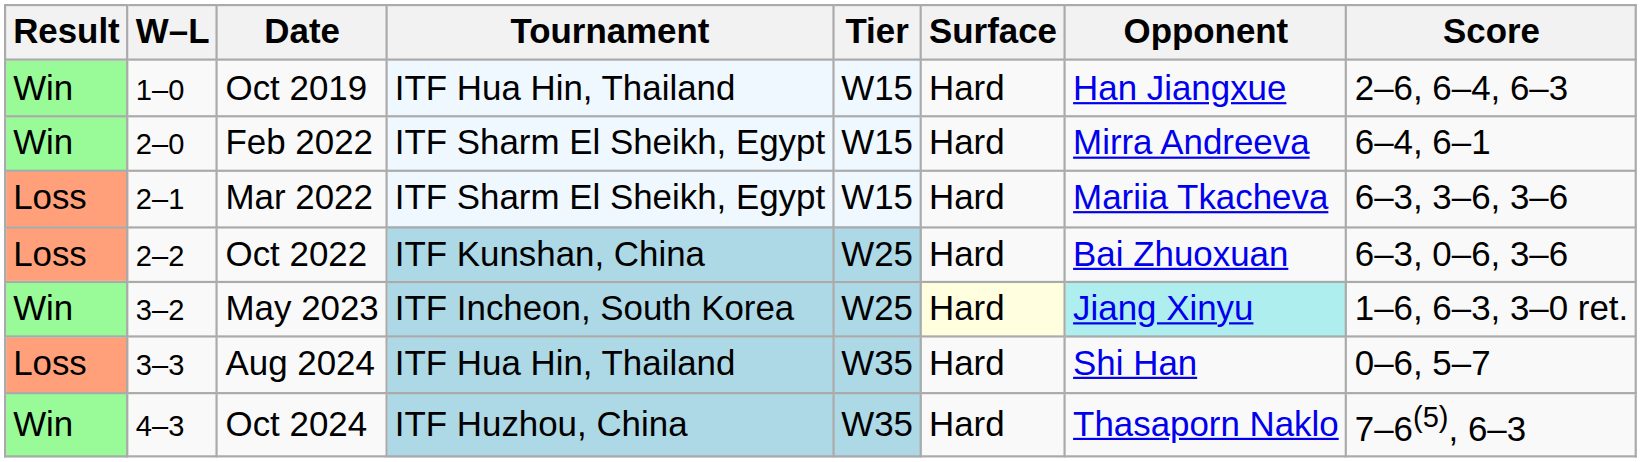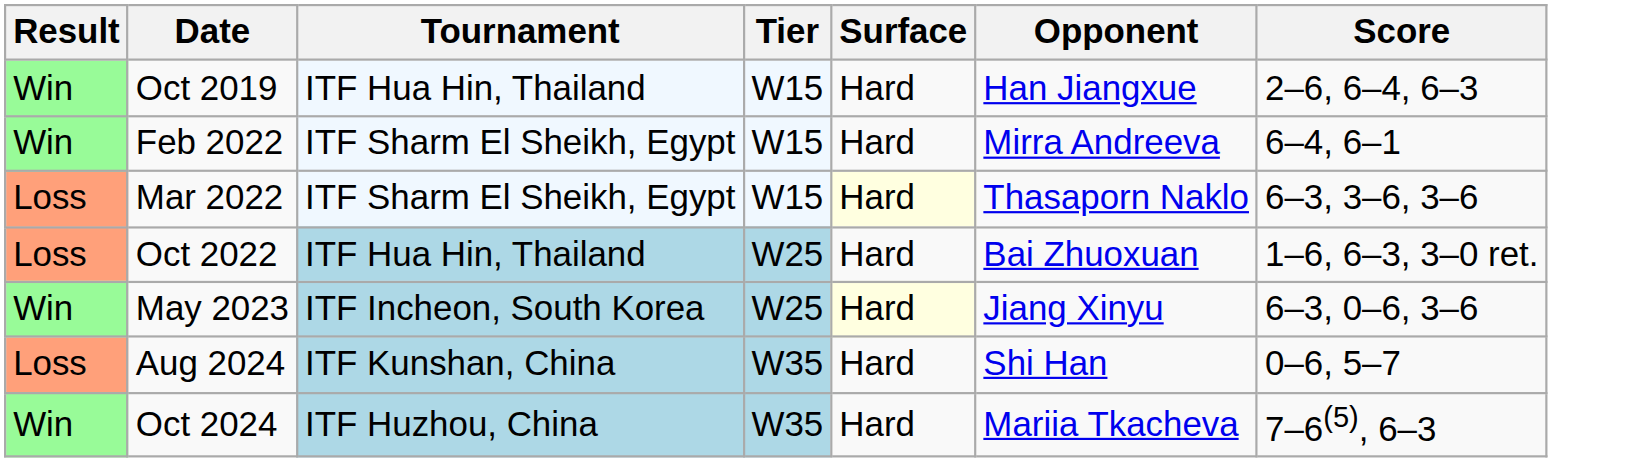- column: (173, 32)
(967, 198) no background -> (877, 198) lightyellow background
(1201, 198) Mariia Tkacheva -> (1116, 198) Thasaporn Naklo
(550, 253) ITF Kunshan, China -> (475, 253) ITF Hua Hin, Thailand
(1461, 253) 6–3, 0–6, 3–6 -> (1402, 253) 1–6, 6–3, 3–0 ret.
(1163, 308) paleturquoise background -> (1074, 308) no background
(1492, 308) 1–6, 6–3, 3–0 ret. -> (1372, 308) 6–3, 0–6, 3–6
(565, 364) ITF Hua Hin, Thailand -> (460, 364) ITF Kunshan, China
(1206, 424) Thasaporn Naklo -> (1111, 424) Mariia Tkacheva
